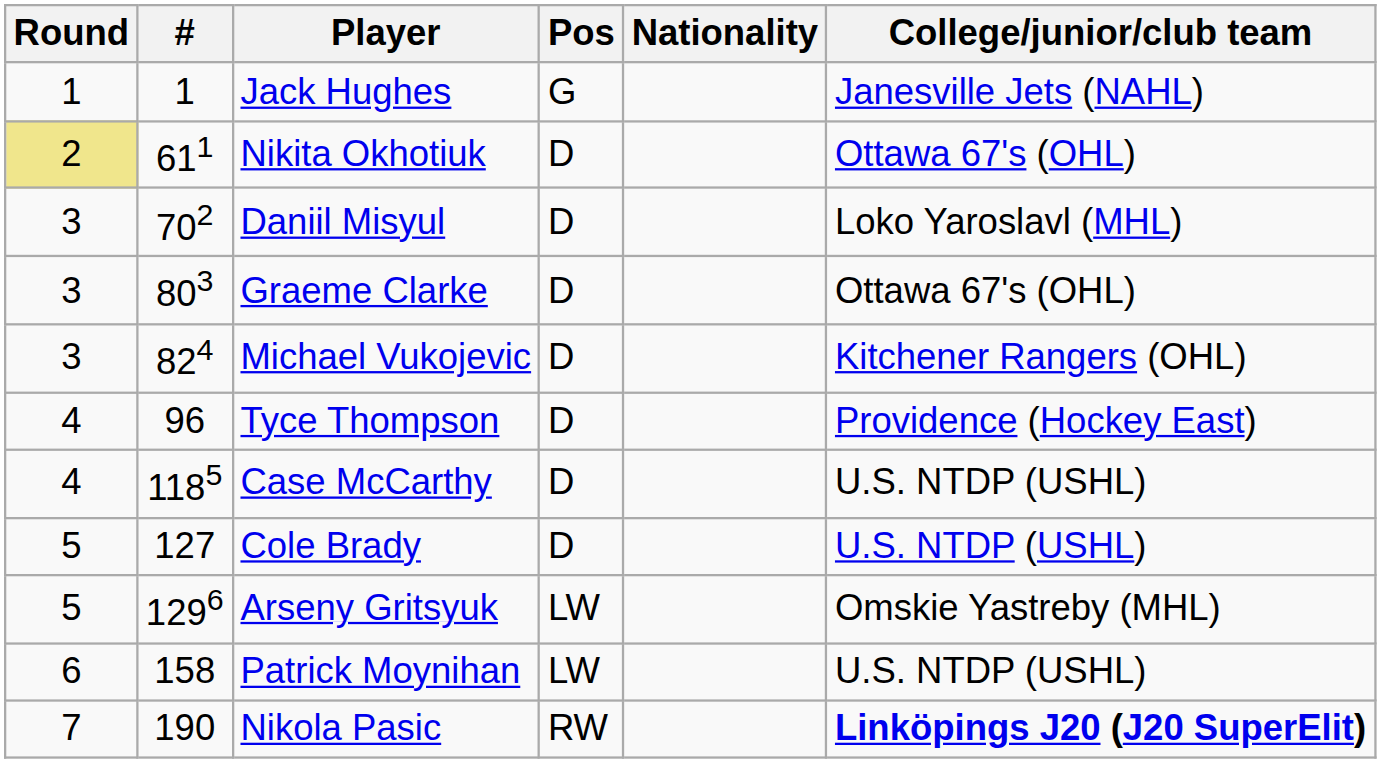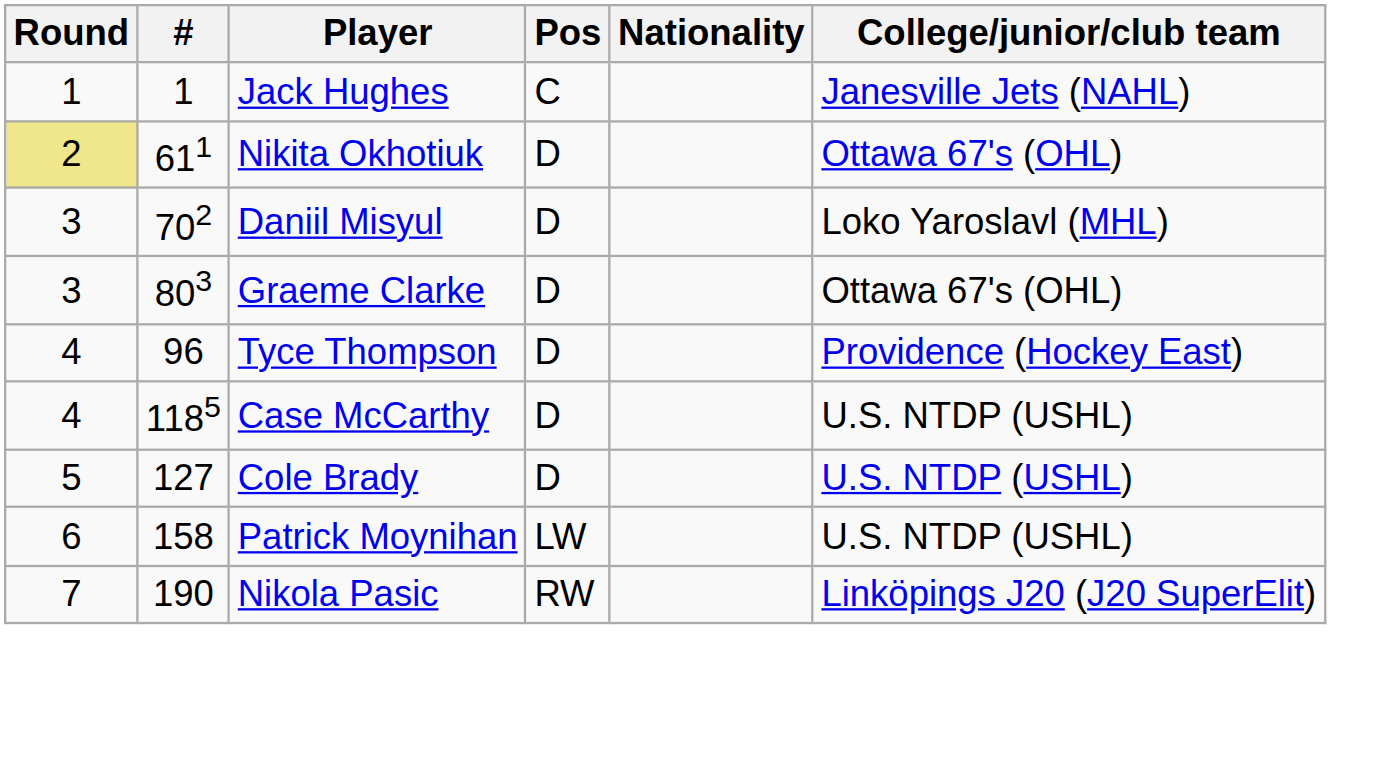(562, 91) G -> (548, 91) C
- row: (386, 357)
- row: (369, 608)
(1101, 729) bold -> (1069, 593) normal
